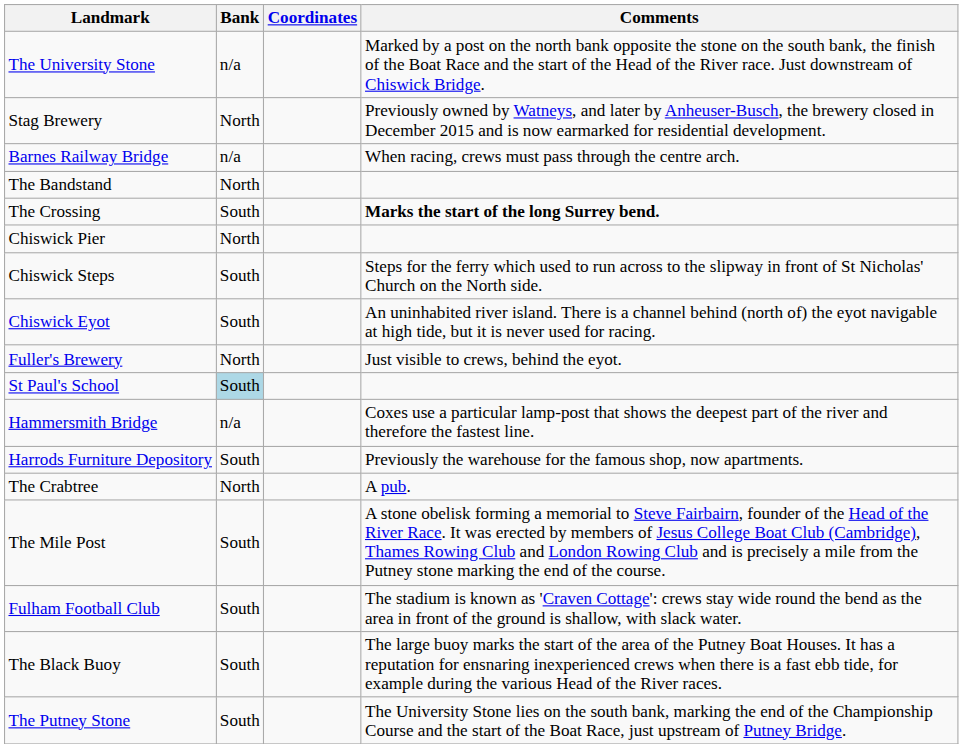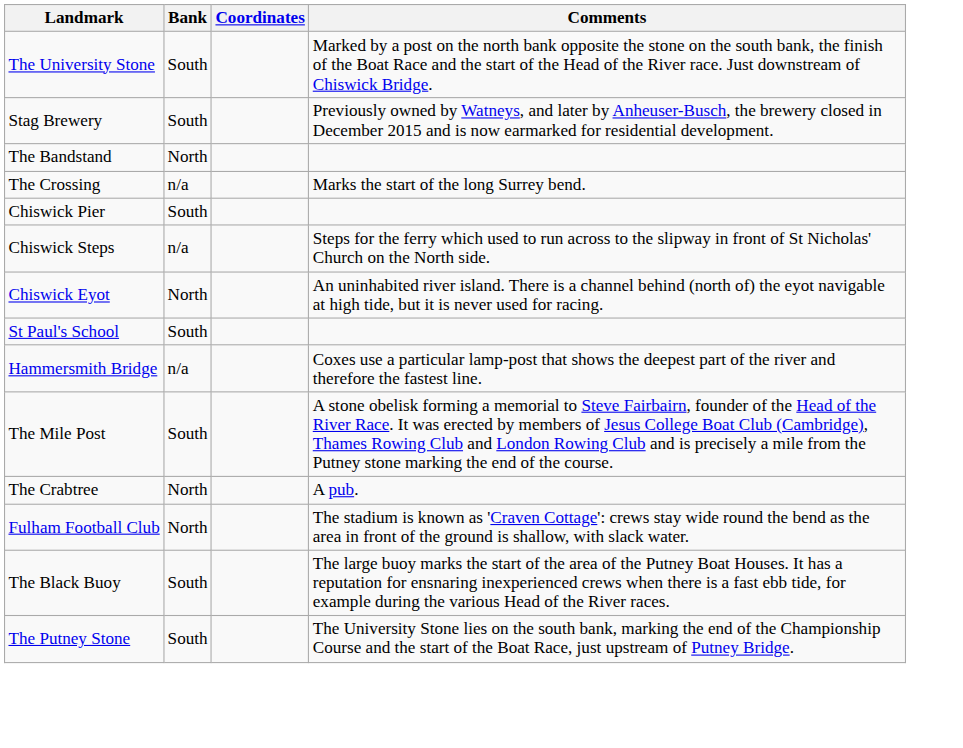(230, 64) n/a -> (188, 64) South
(240, 120) North -> (188, 120) South
- row: (88, 157)
(240, 211) South -> (178, 184) n/a
(512, 211) bold -> (449, 184) normal
(240, 238) North -> (188, 211) South
(240, 275) South -> (178, 248) n/a
(240, 321) South -> (188, 294) North
- row: (65, 358)
(240, 385) lightblue background -> (188, 331) no background
- row: (110, 459)
rows swapped: (53, 486) <-> (57, 542)
(240, 608) South -> (188, 526) North
